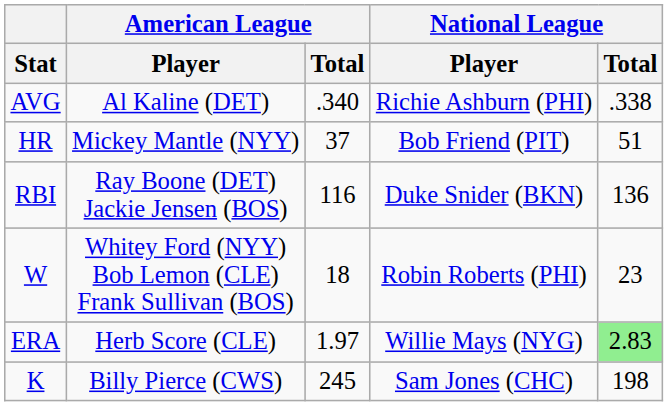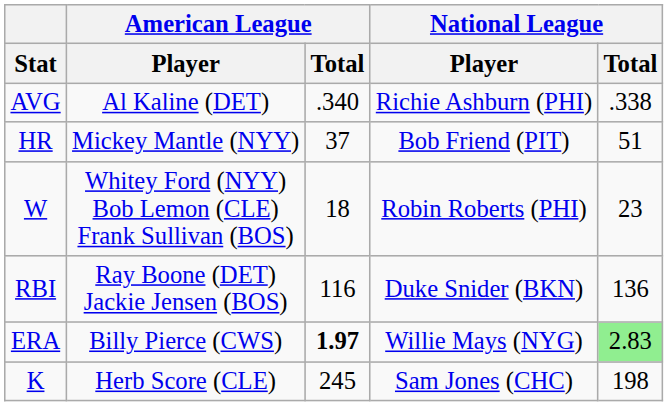rows swapped: (36, 194) <-> (36, 274)
(186, 341) Herb Score (CLE) -> (186, 341) Billy Pierce (CWS)
(338, 341) normal -> (338, 341) bold
(186, 380) Billy Pierce (CWS) -> (186, 380) Herb Score (CLE)
